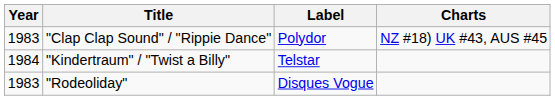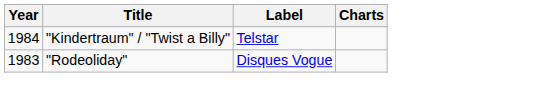- row: (159, 38)
